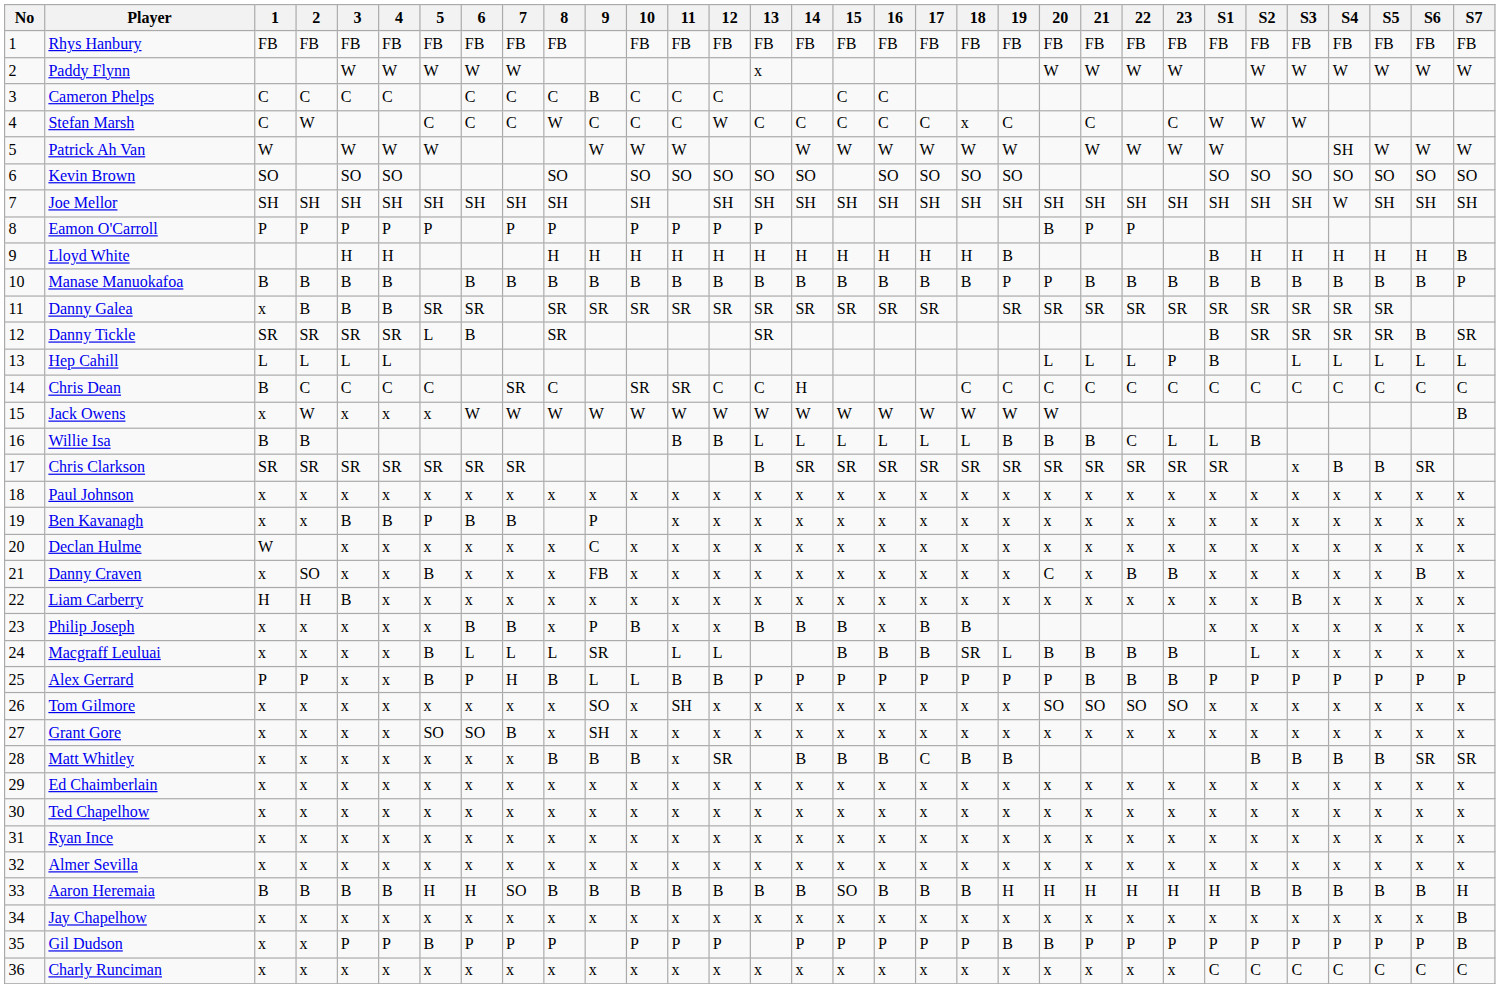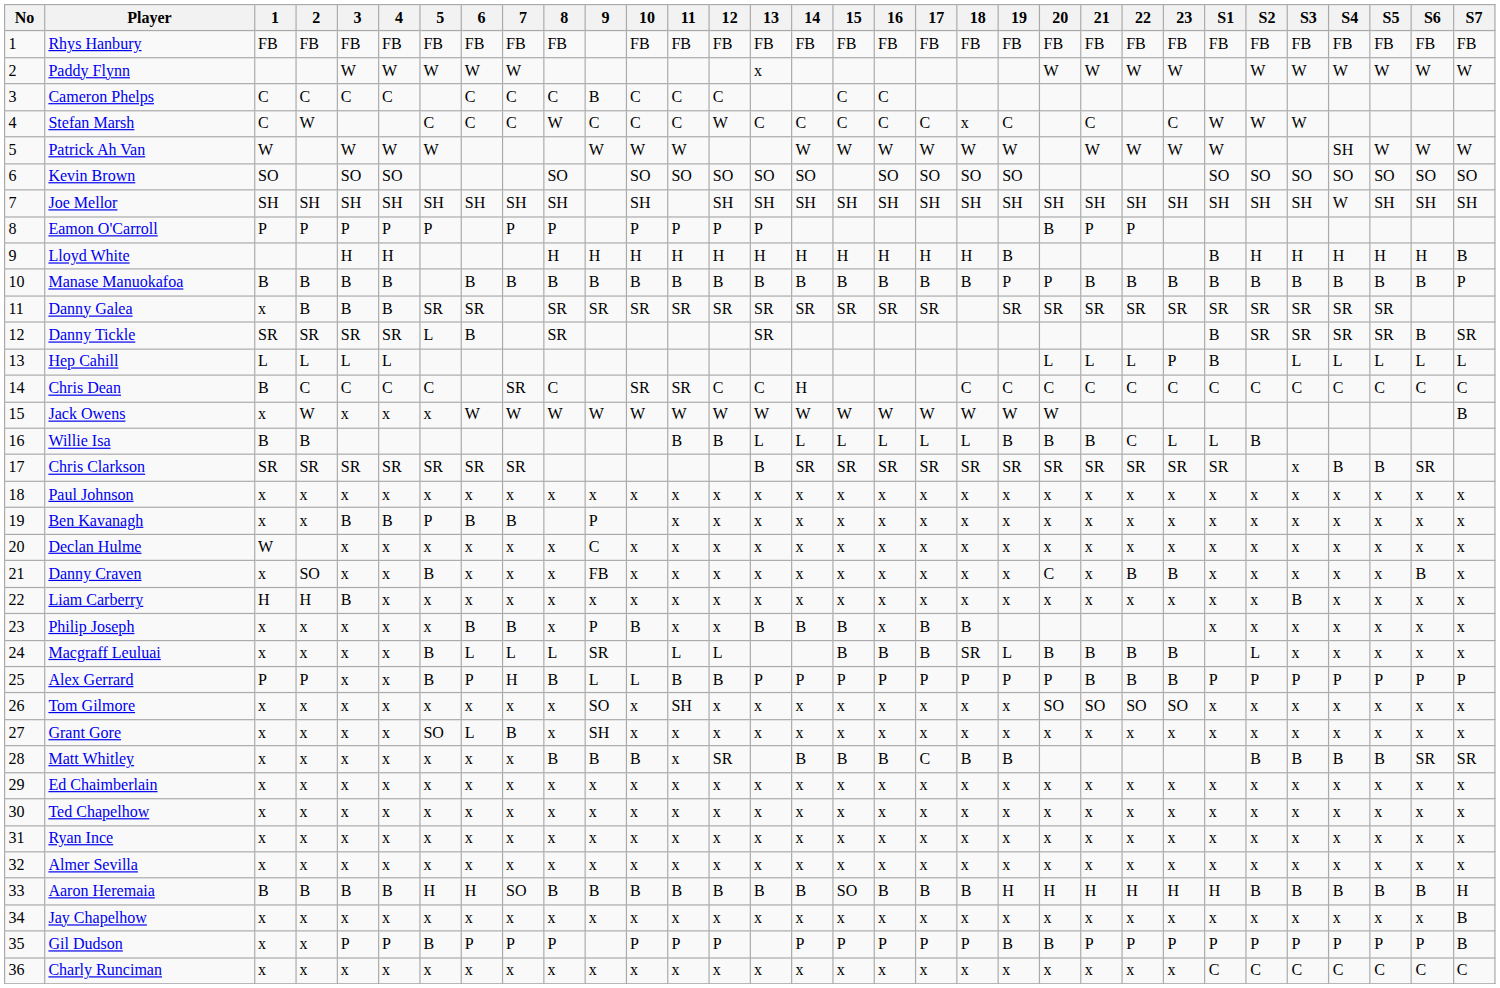(475, 732) SO -> (470, 732) L
